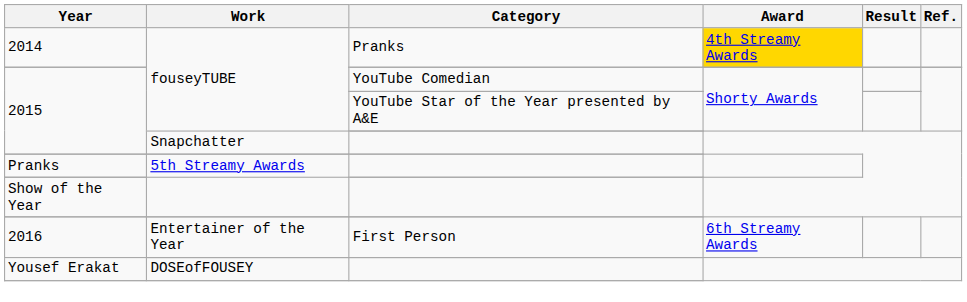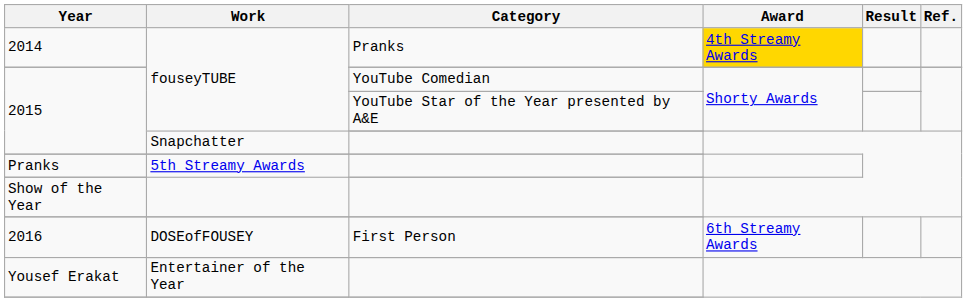(228, 237) Entertainer of the Year -> (202, 237) DOSEofFOUSEY
(202, 269) DOSEofFOUSEY -> (228, 277) Entertainer of the Year
